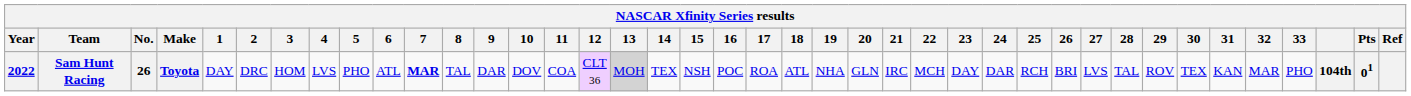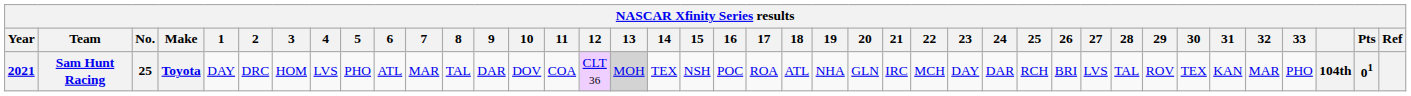(21, 71) 2022 -> (21, 71) 2021
(144, 71) 26 -> (145, 71) 25
(423, 71) bold -> (424, 71) normal
